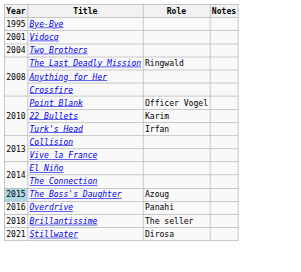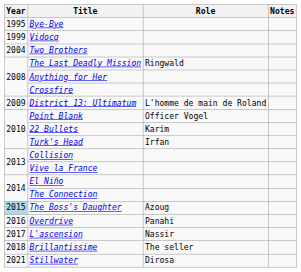(16, 37) 2001 -> (16, 37) 1999
+ row: (83, 103)
+ row: (56, 234)
